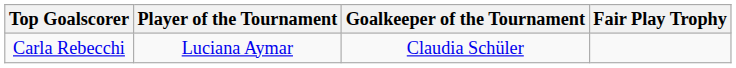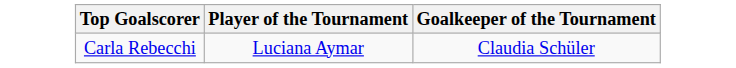- column: (660, 18)
